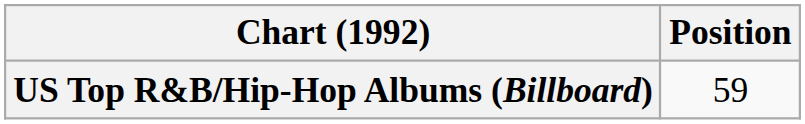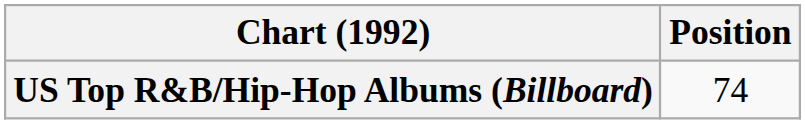(730, 88) 59 -> (730, 88) 74
